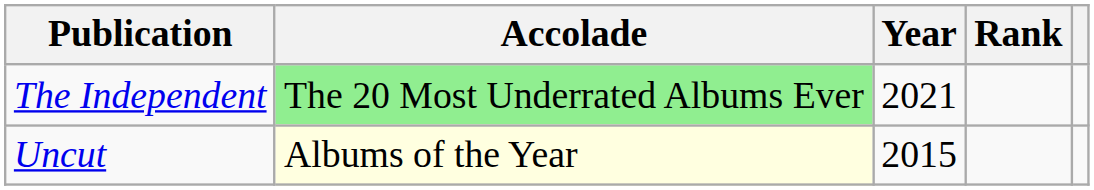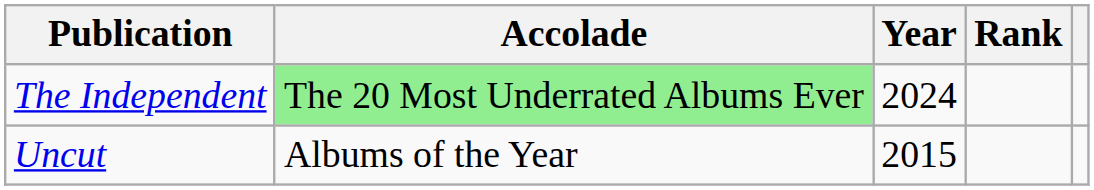(919, 94) 2021 -> (919, 94) 2024
(431, 154) lightyellow background -> (431, 154) no background
